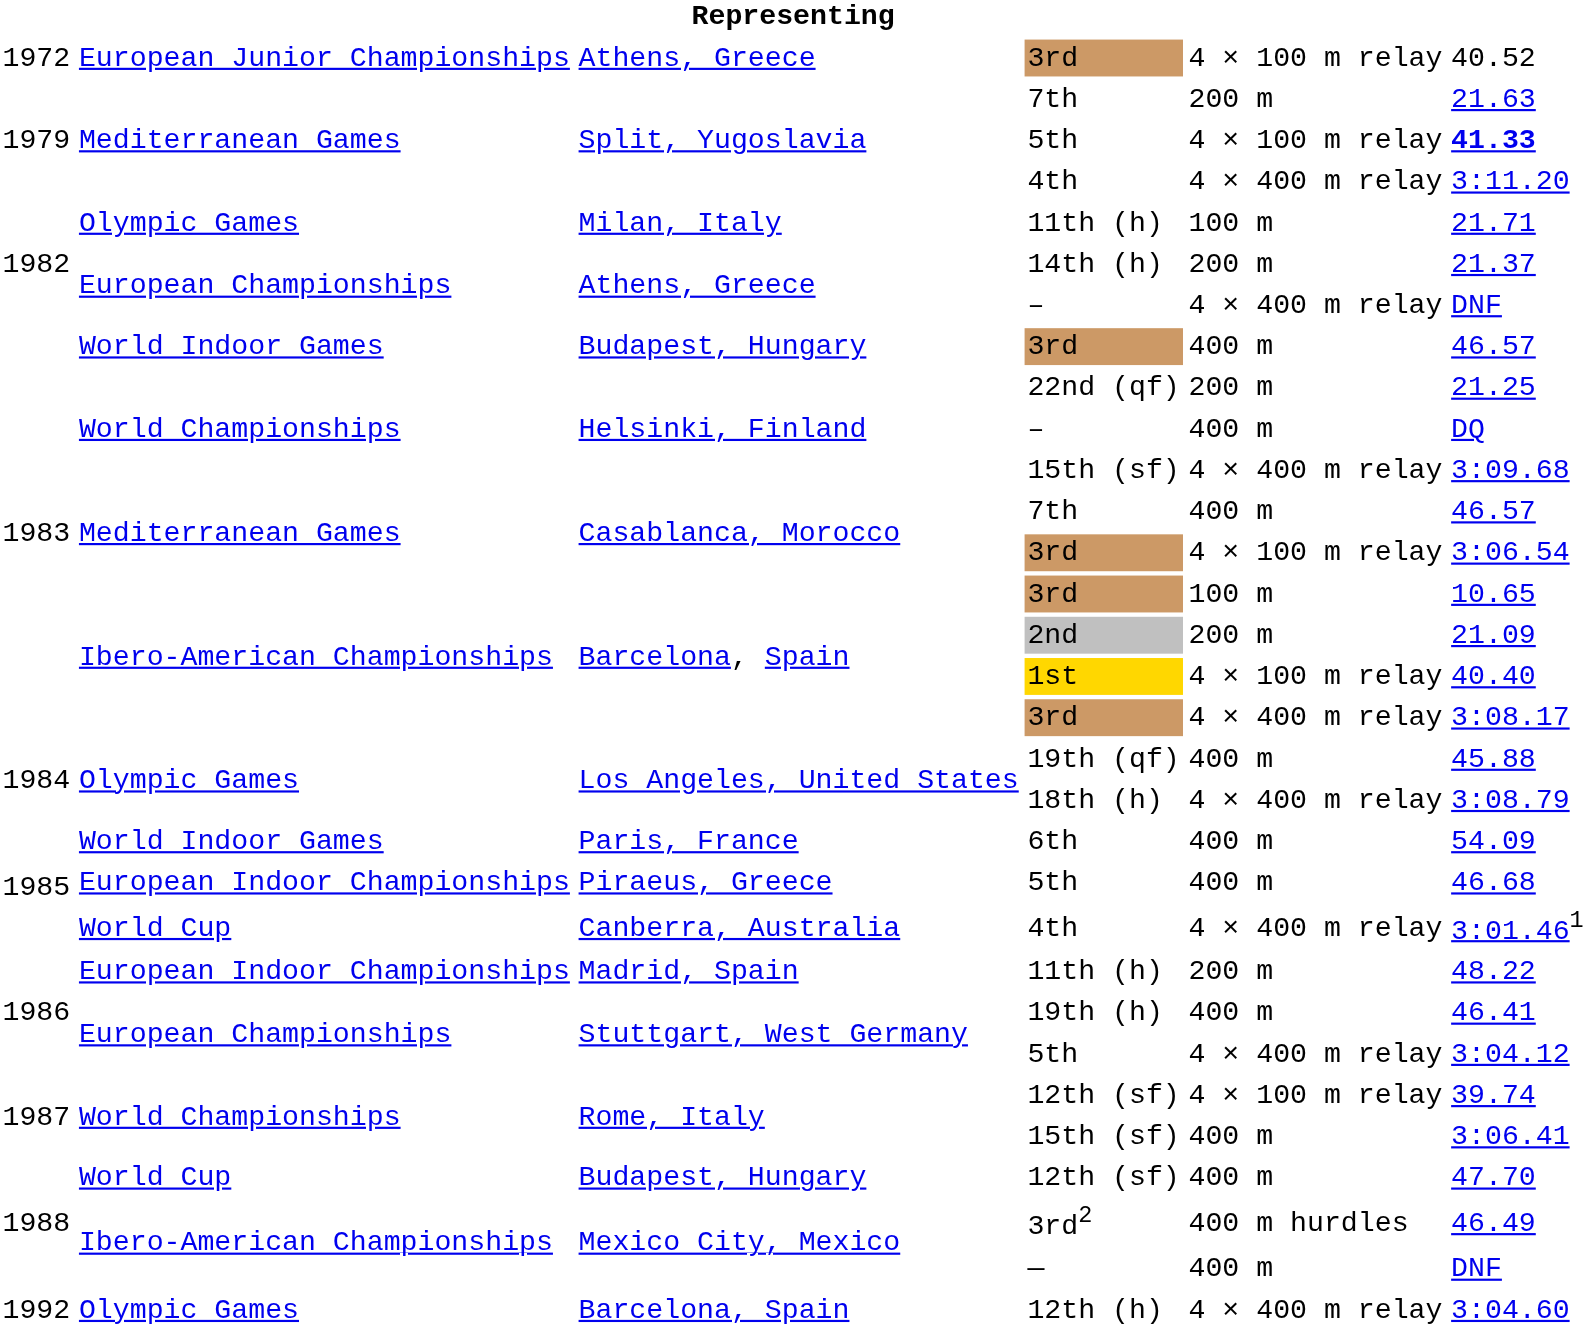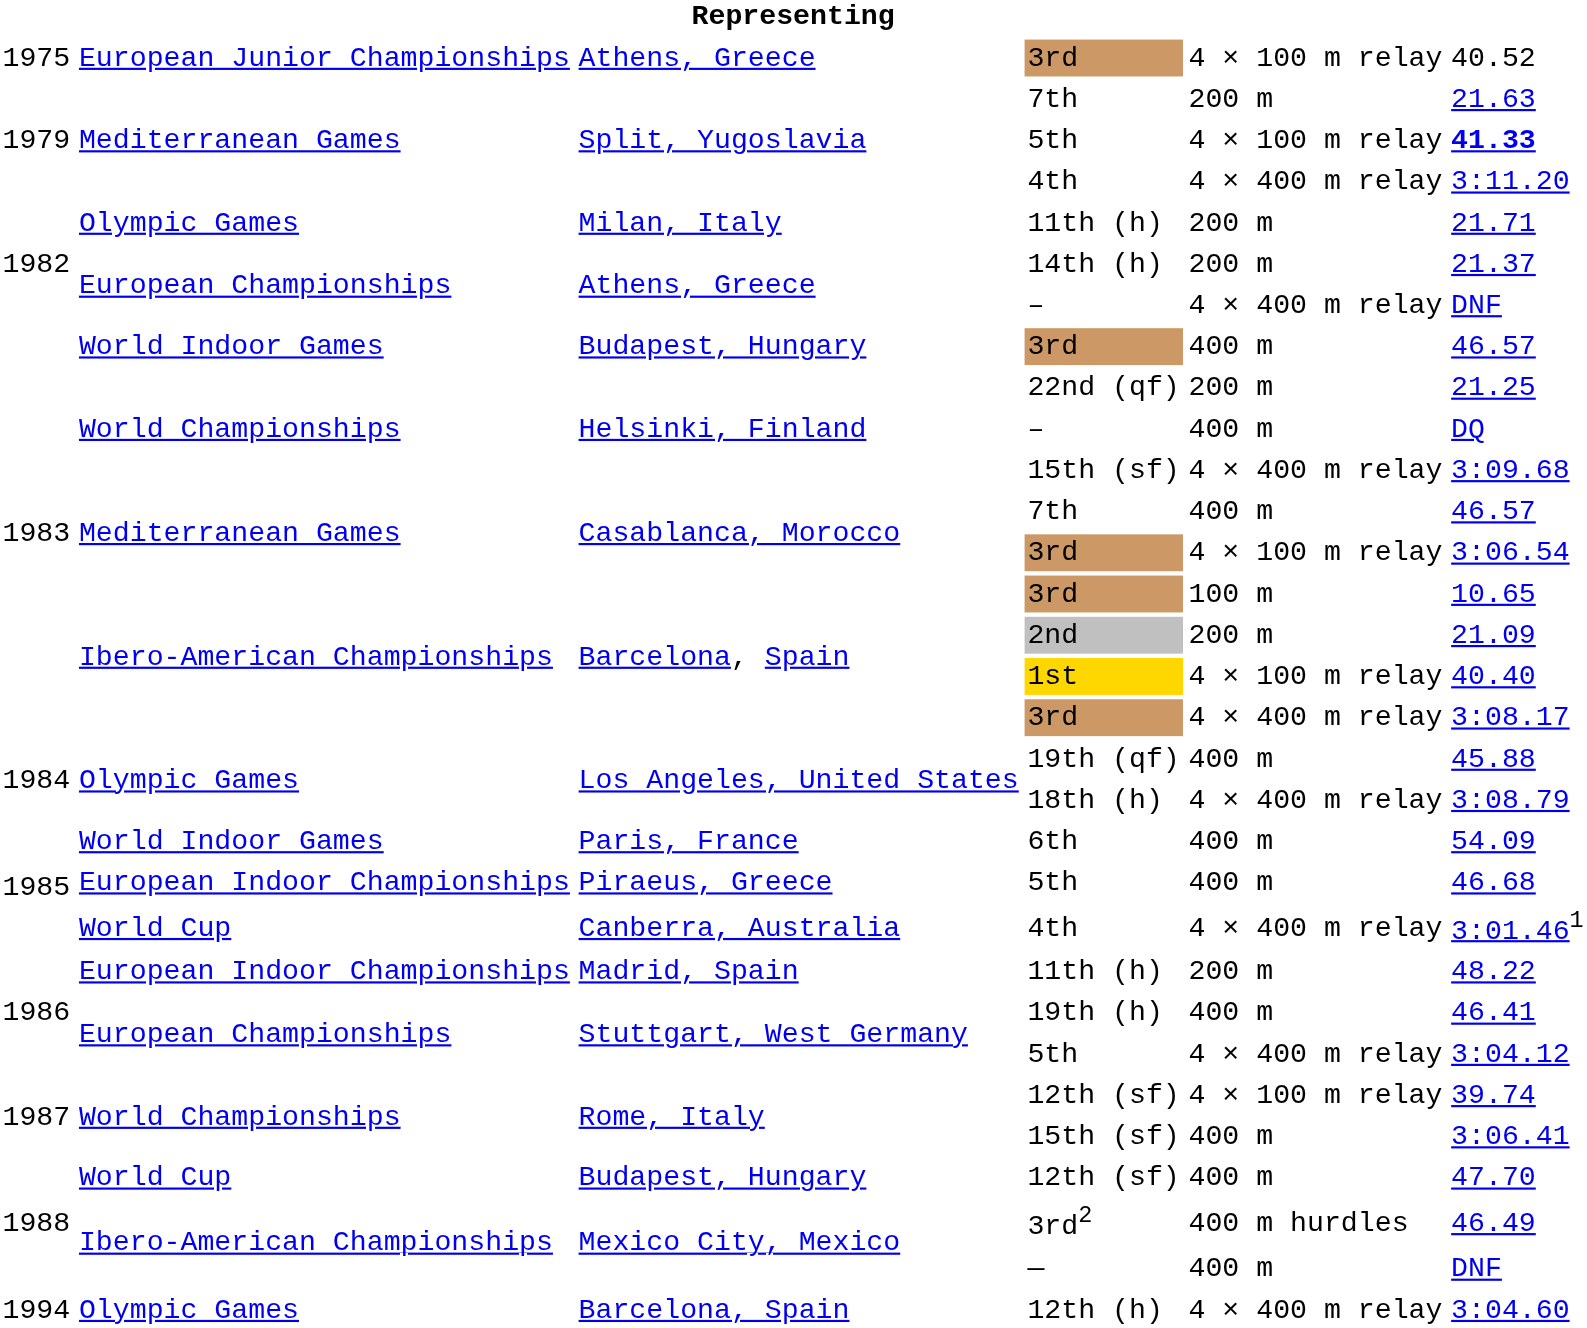(36, 58) 1972 -> (36, 58) 1975
(1231, 223) 100 m -> (1231, 223) 200 m
(36, 1309) 1992 -> (36, 1309) 1994
